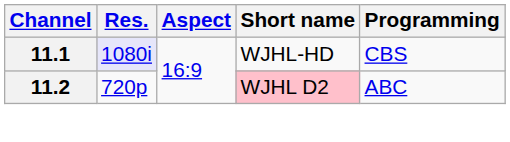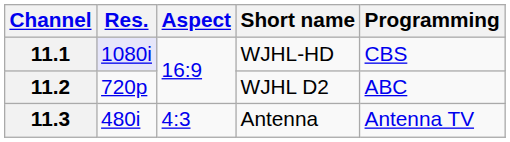(285, 86) pink background -> (285, 86) no background
+ row: (50, 119)
